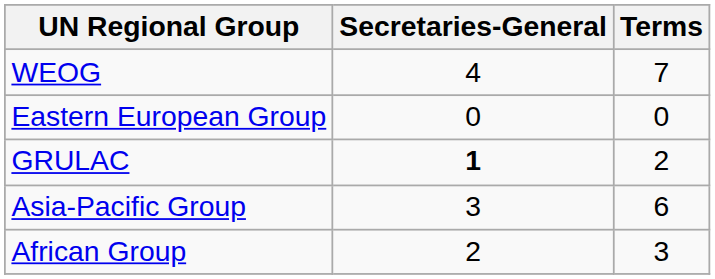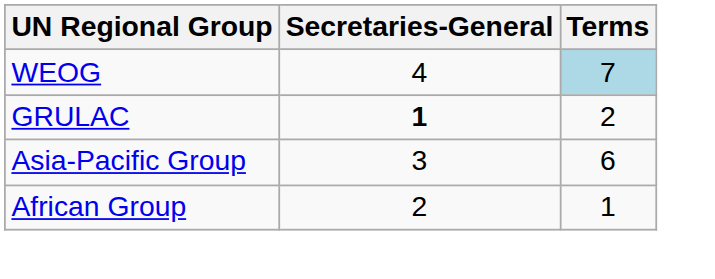(661, 71) no background -> (608, 71) lightblue background
- row: (169, 116)
(661, 251) 3 -> (608, 206) 1
